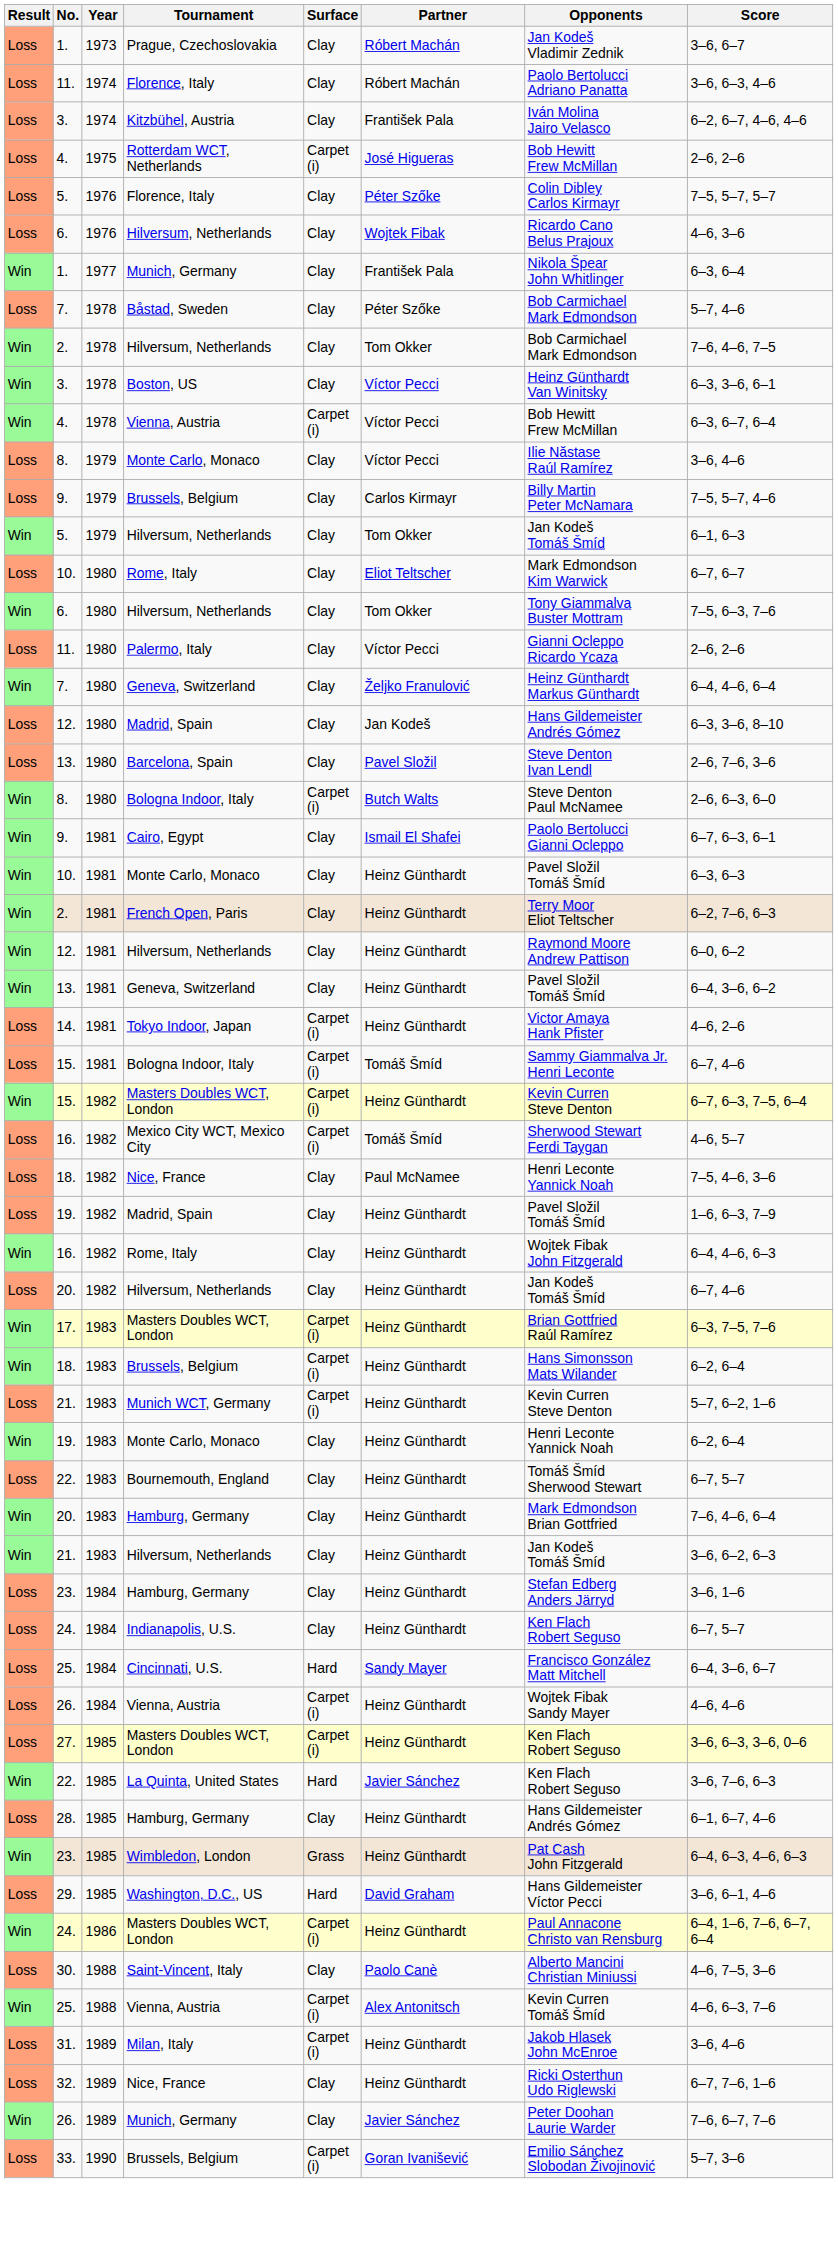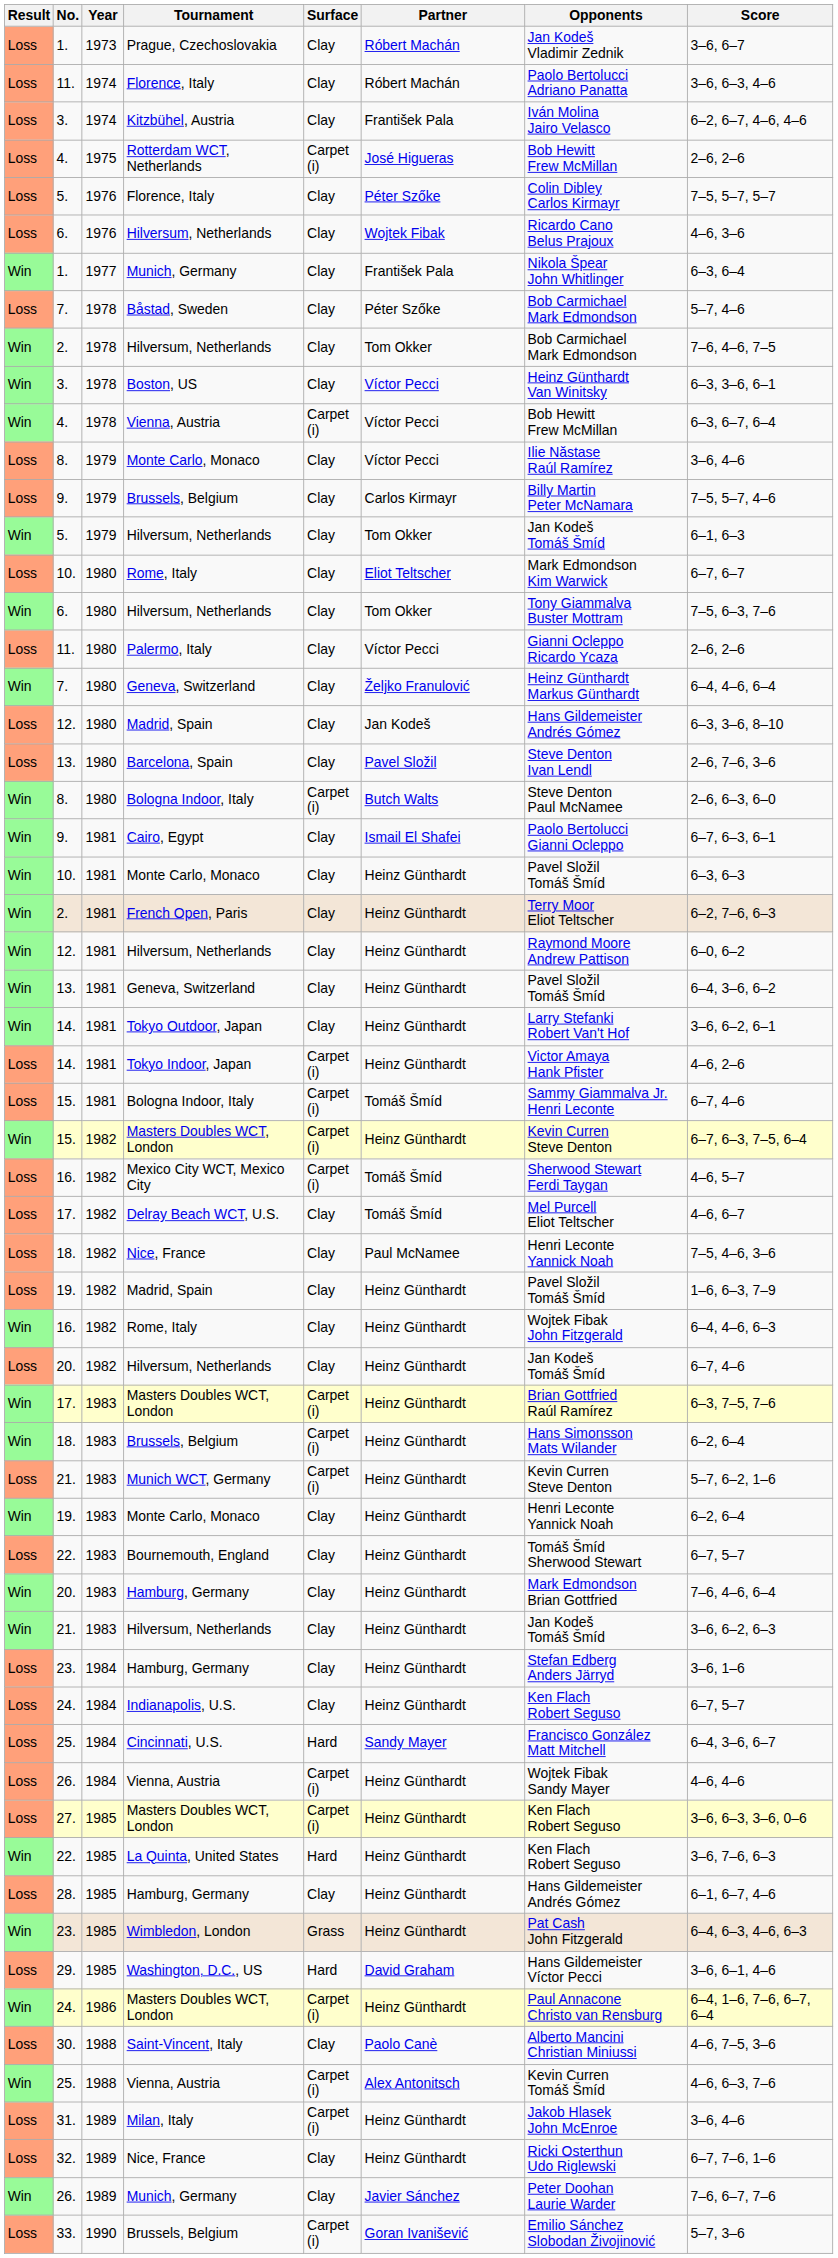+ row: (101, 1026)
+ row: (101, 1215)
(412, 1781) Javier Sánchez -> (415, 1856) Heinz Günthardt
